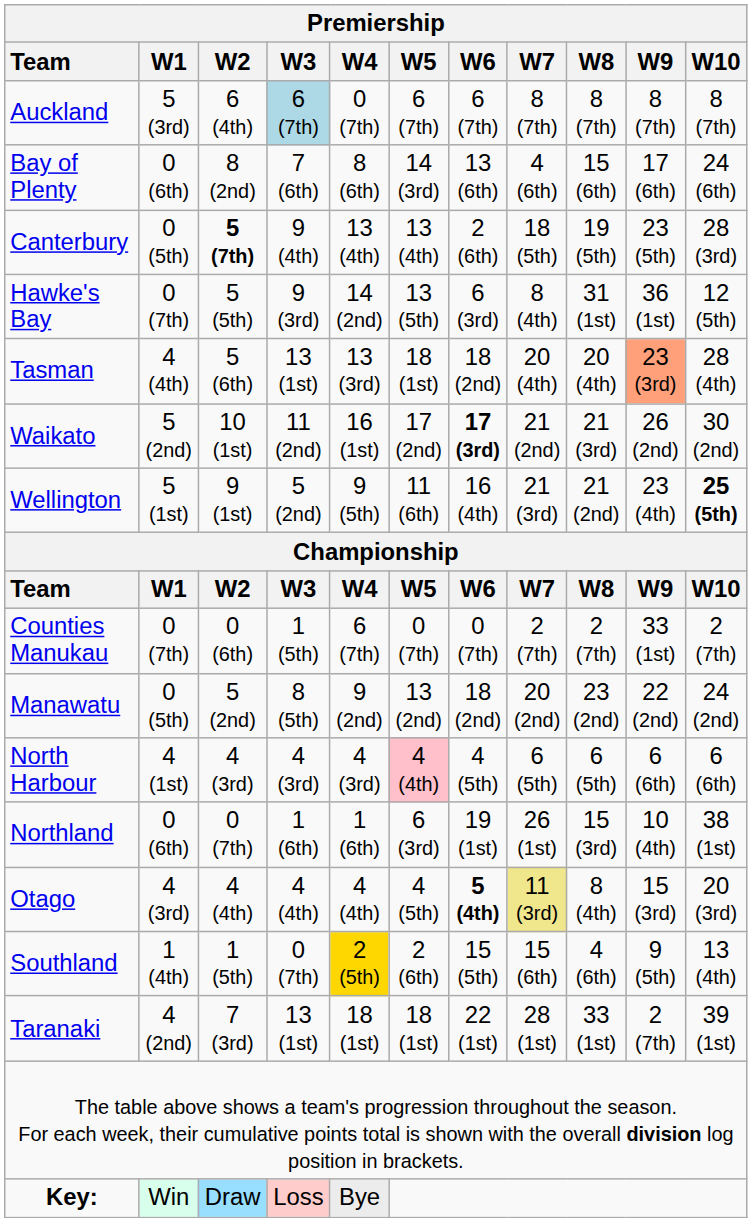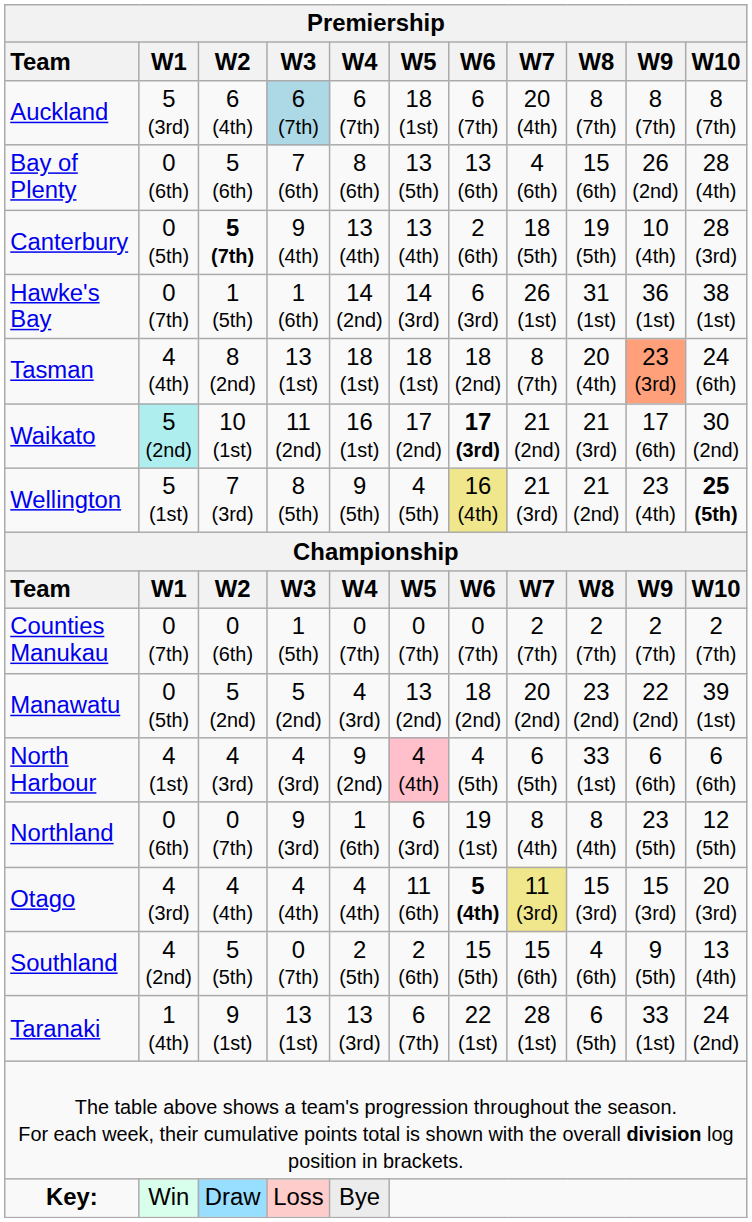(360, 112) 0 (7th) -> (360, 112) 6 (7th)
(419, 112) 6 (7th) -> (419, 112) 18 (1st)
(537, 112) 8 (7th) -> (537, 112) 20 (4th)
(233, 177) 8 (2nd) -> (233, 177) 5 (6th)
(419, 177) 14 (3rd) -> (419, 177) 13 (5th)
(655, 177) 17 (6th) -> (655, 177) 26 (2nd)
(716, 177) 24 (6th) -> (716, 177) 28 (4th)
(655, 241) 23 (5th) -> (655, 241) 10 (4th)
(233, 306) 5 (5th) -> (233, 306) 1 (5th)
(298, 306) 9 (3rd) -> (298, 306) 1 (6th)
(419, 306) 13 (5th) -> (419, 306) 14 (3rd)
(537, 306) 8 (4th) -> (537, 306) 26 (1st)
(716, 306) 12 (5th) -> (716, 306) 38 (1st)
(233, 370) 5 (6th) -> (233, 370) 8 (2nd)
(360, 370) 13 (3rd) -> (360, 370) 18 (1st)
(537, 370) 20 (4th) -> (537, 370) 8 (7th)
(716, 370) 28 (4th) -> (716, 370) 24 (6th)
(169, 435) no background -> (169, 435) paleturquoise background
(655, 435) 26 (2nd) -> (655, 435) 17 (6th)
(233, 500) 9 (1st) -> (233, 500) 7 (3rd)
(298, 500) 5 (2nd) -> (298, 500) 8 (5th)
(419, 500) 11 (6th) -> (419, 500) 4 (5th)
(478, 500) no background -> (478, 500) khaki background
(360, 640) 6 (7th) -> (360, 640) 0 (7th)
(655, 640) 33 (1st) -> (655, 640) 2 (7th)
(298, 705) 8 (5th) -> (298, 705) 5 (2nd)
(360, 705) 9 (2nd) -> (360, 705) 4 (3rd)
(716, 705) 24 (2nd) -> (716, 705) 39 (1st)
(360, 769) 4 (3rd) -> (360, 769) 9 (2nd)
(596, 769) 6 (5th) -> (596, 769) 33 (1st)
(298, 834) 1 (6th) -> (298, 834) 9 (3rd)
(537, 834) 26 (1st) -> (537, 834) 8 (4th)
(596, 834) 15 (3rd) -> (596, 834) 8 (4th)
(655, 834) 10 (4th) -> (655, 834) 23 (5th)
(716, 834) 38 (1st) -> (716, 834) 12 (5th)
(419, 898) 4 (5th) -> (419, 898) 11 (6th)
(596, 898) 8 (4th) -> (596, 898) 15 (3rd)
(169, 963) 1 (4th) -> (169, 963) 4 (2nd)
(233, 963) 1 (5th) -> (233, 963) 5 (5th)
(360, 963) gold background -> (360, 963) no background
(169, 1028) 4 (2nd) -> (169, 1028) 1 (4th)
(233, 1028) 7 (3rd) -> (233, 1028) 9 (1st)
(360, 1028) 18 (1st) -> (360, 1028) 13 (3rd)
(419, 1028) 18 (1st) -> (419, 1028) 6 (7th)
(596, 1028) 33 (1st) -> (596, 1028) 6 (5th)
(655, 1028) 2 (7th) -> (655, 1028) 33 (1st)
(716, 1028) 39 (1st) -> (716, 1028) 24 (2nd)
